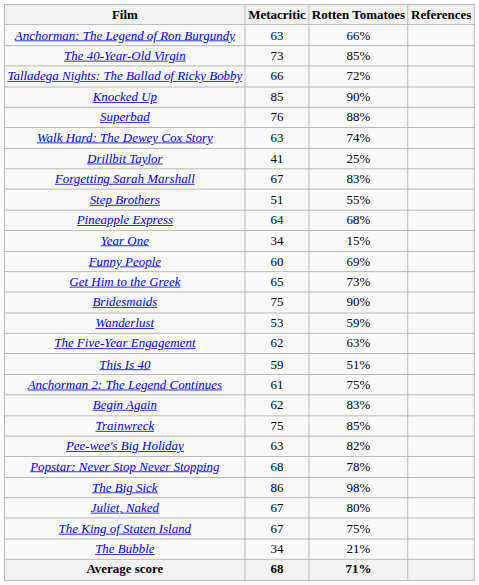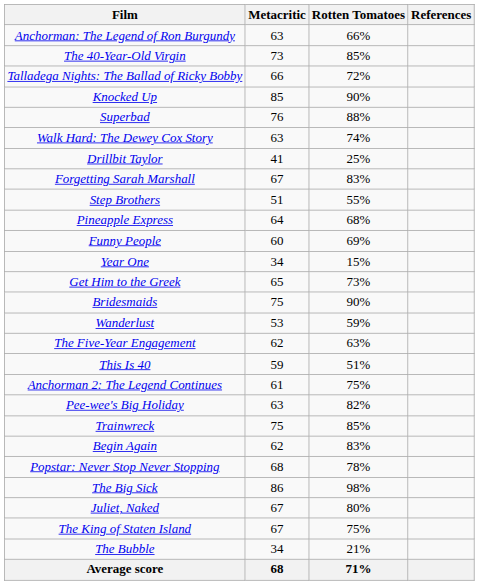rows swapped: (125, 240) <-> (125, 261)
rows swapped: (125, 405) <-> (125, 446)
